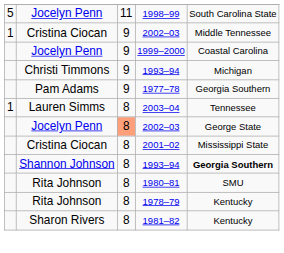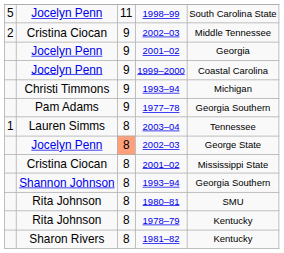(10, 32) 1 -> (10, 32) 2
+ row: (67, 51)
(233, 164) bold -> (233, 183) normal
